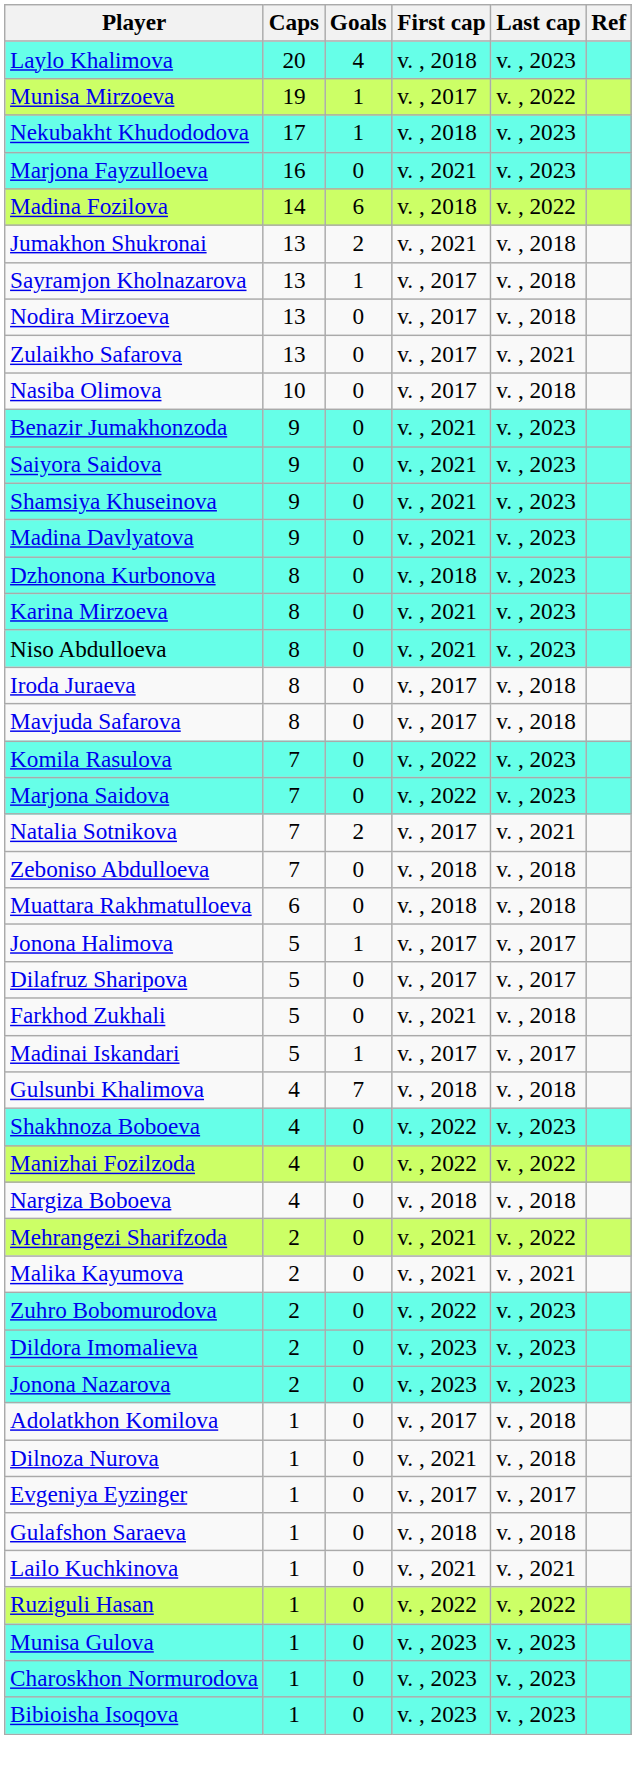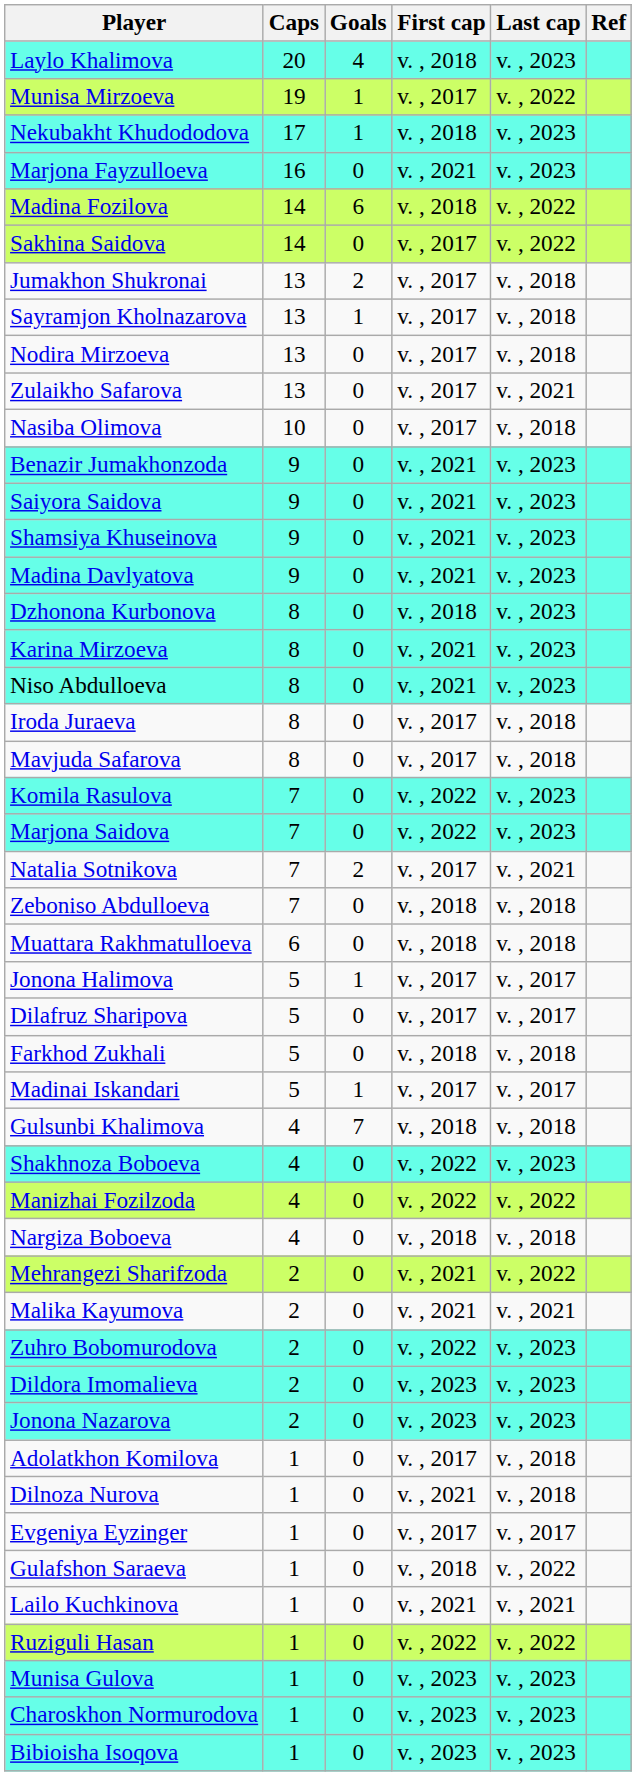+ row: (88, 243)
(437, 243) v. , 2021 -> (437, 280) v. , 2017
(437, 1016) v. , 2021 -> (437, 1053) v. , 2018
(536, 1531) v. , 2018 -> (536, 1568) v. , 2022
